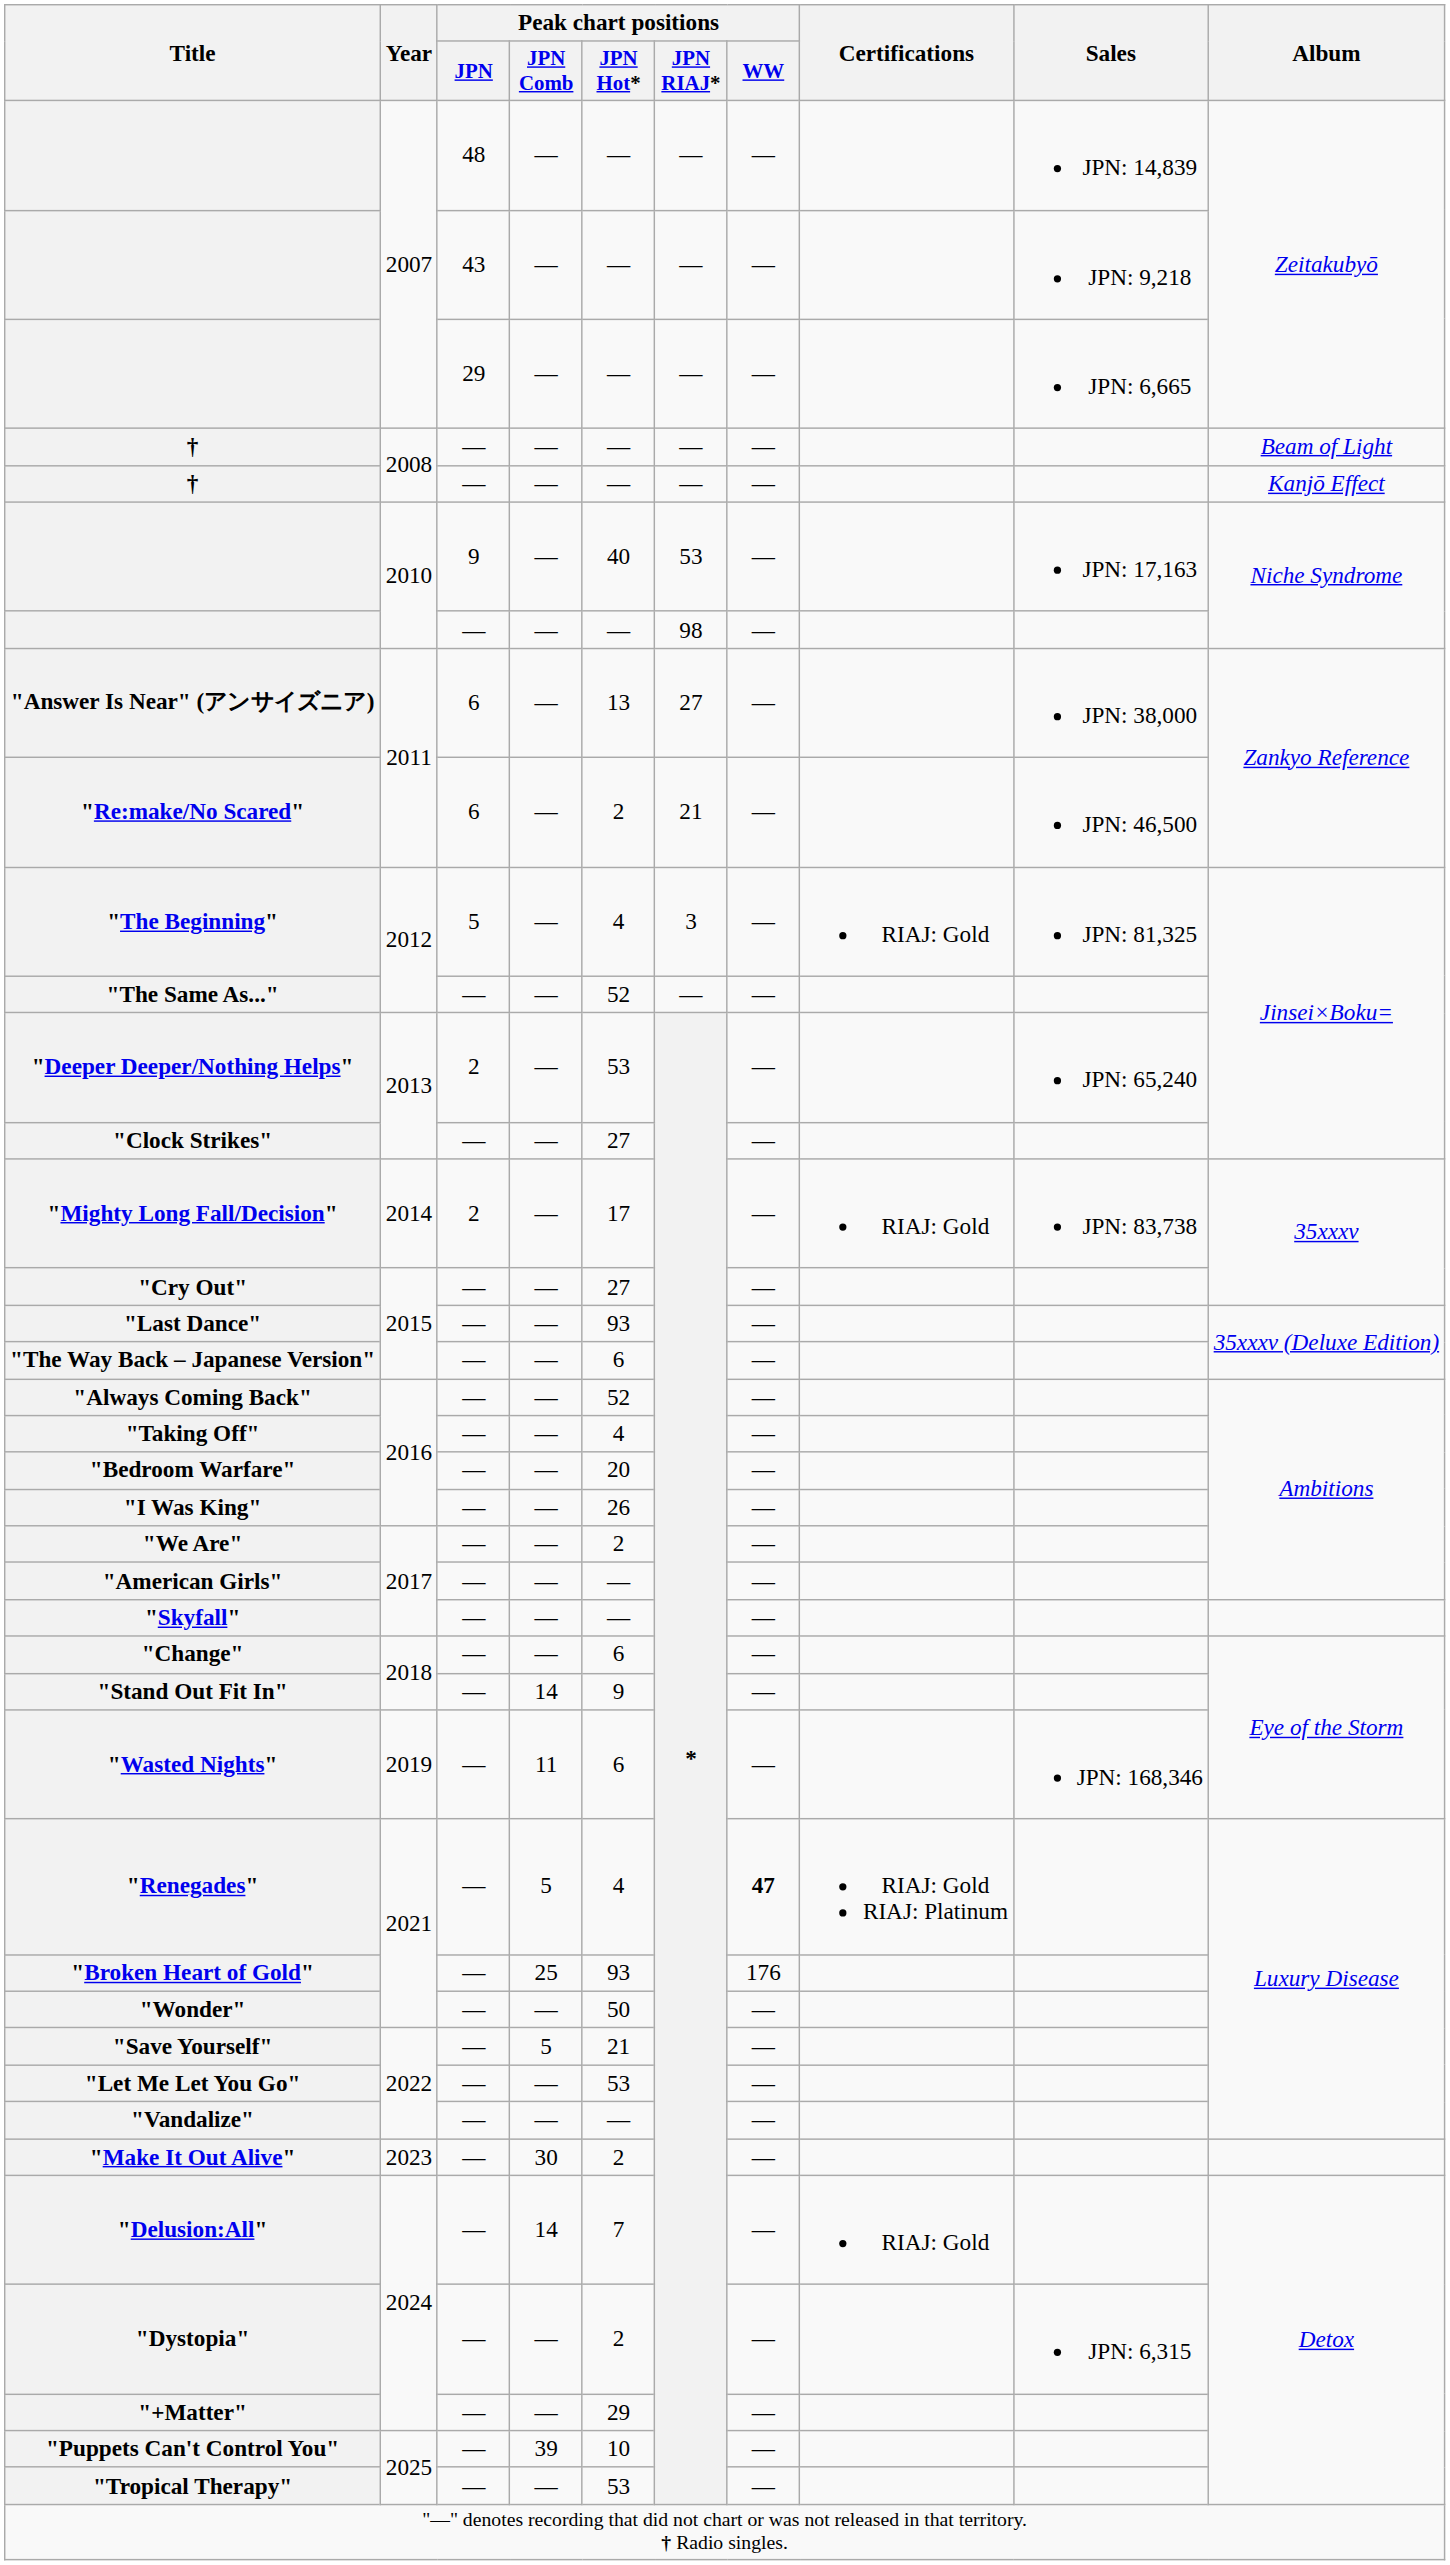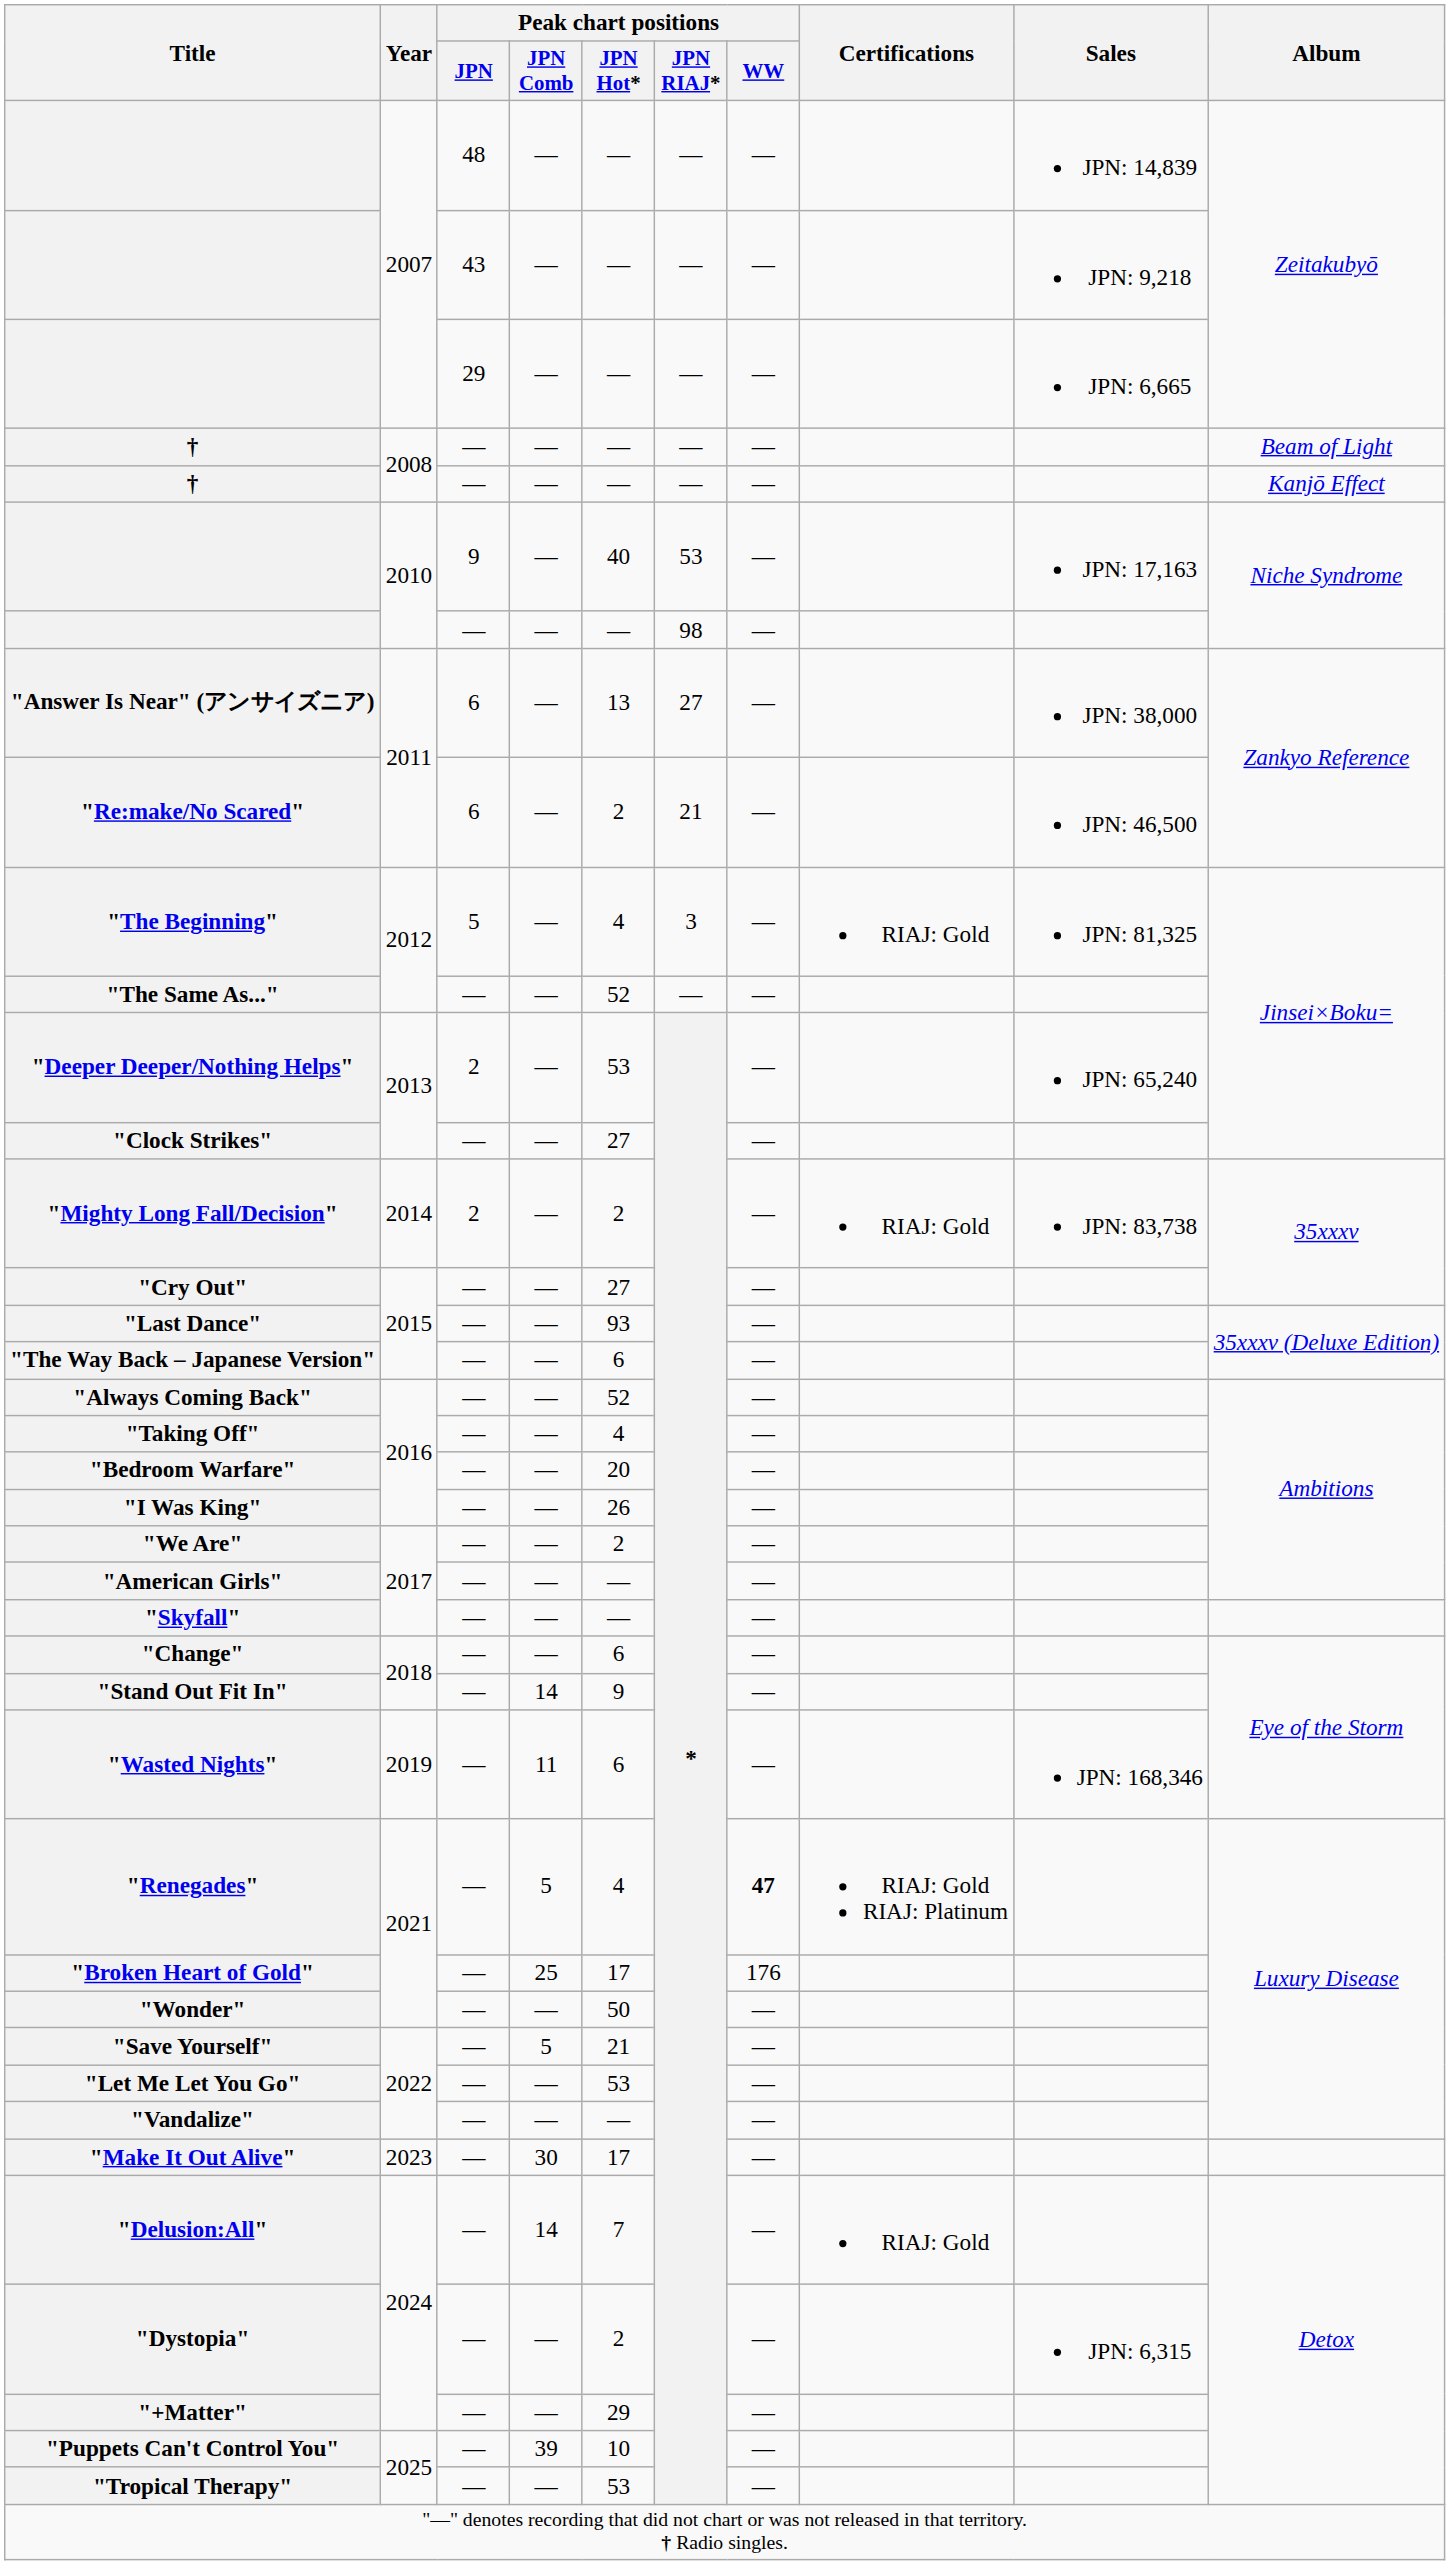(619, 1213) 17 -> (619, 1213) 2
(619, 1972) 93 -> (619, 1972) 17
(619, 2156) 2 -> (619, 2156) 17
